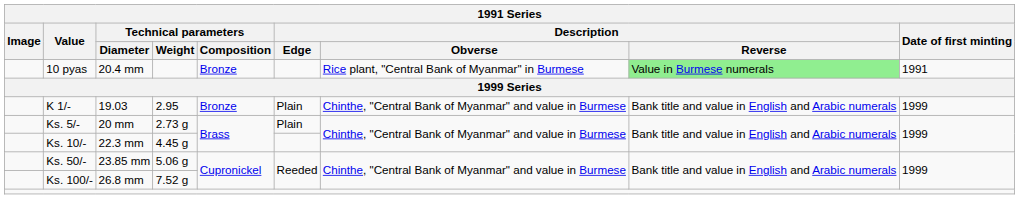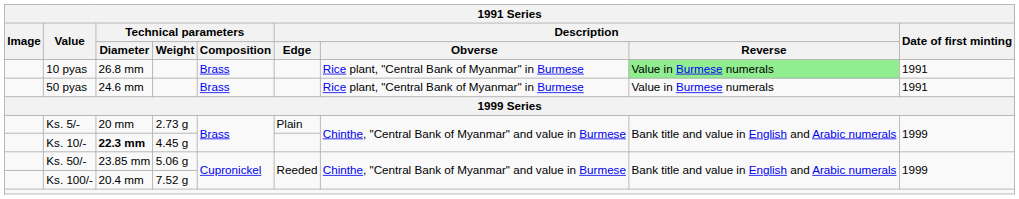(121, 69) 20.4 mm -> (121, 69) 26.8 mm
(218, 69) Bronze -> (215, 69) Brass
+ row: (67, 88)
- row: (59, 106)
(121, 143) normal -> (122, 143) bold
(121, 180) 26.8 mm -> (121, 180) 20.4 mm
